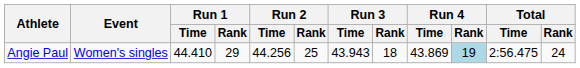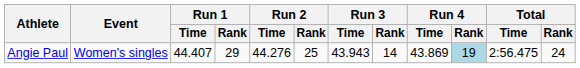(193, 53) 44.410 -> (193, 53) 44.407
(272, 53) 44.256 -> (272, 53) 44.276
(390, 53) 18 -> (390, 53) 14
